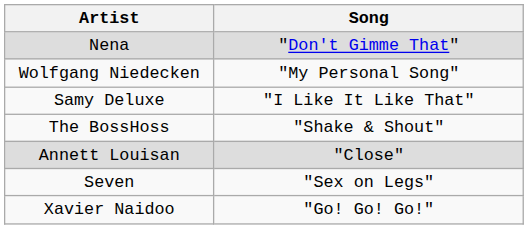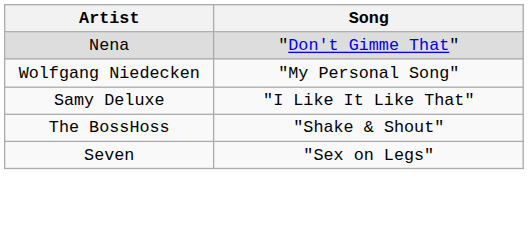- row: (109, 155)
- row: (109, 210)
